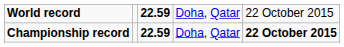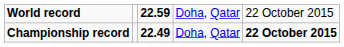(155, 32) 22.59 -> (155, 32) 22.49
